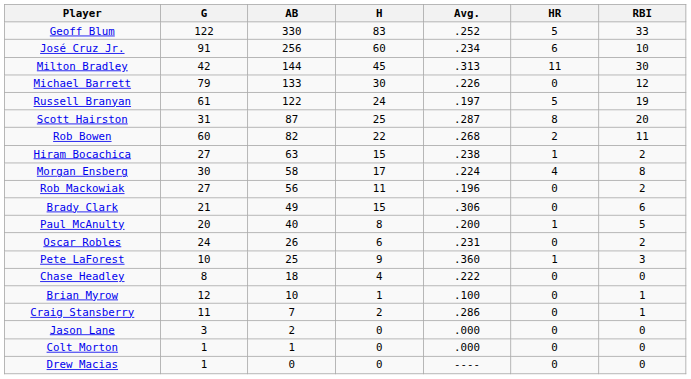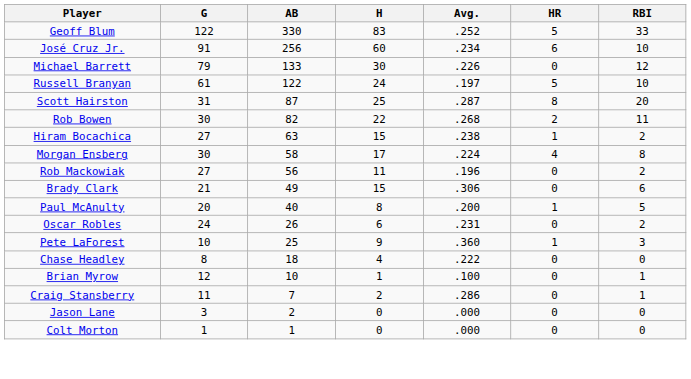- row: (82, 66)
(642, 101) 19 -> (642, 84) 10
(204, 136) 60 -> (204, 119) 30
- row: (82, 365)
